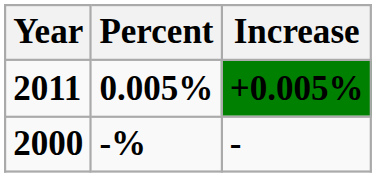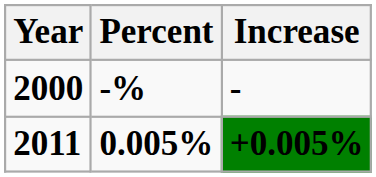rows swapped: (48, 143) <-> (47, 87)
